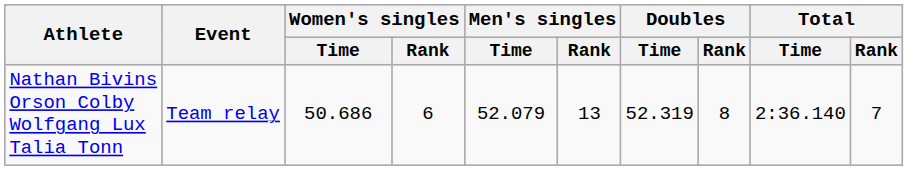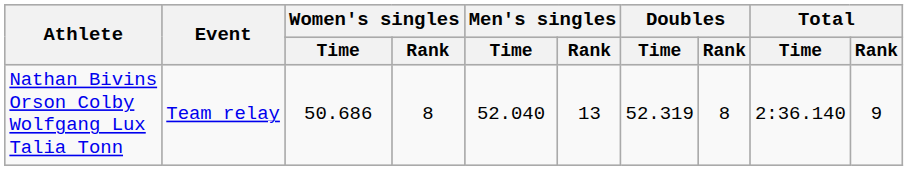(428, 115) 6 -> (428, 115) 8
(511, 115) 52.079 -> (511, 115) 52.040
(876, 115) 7 -> (876, 115) 9
